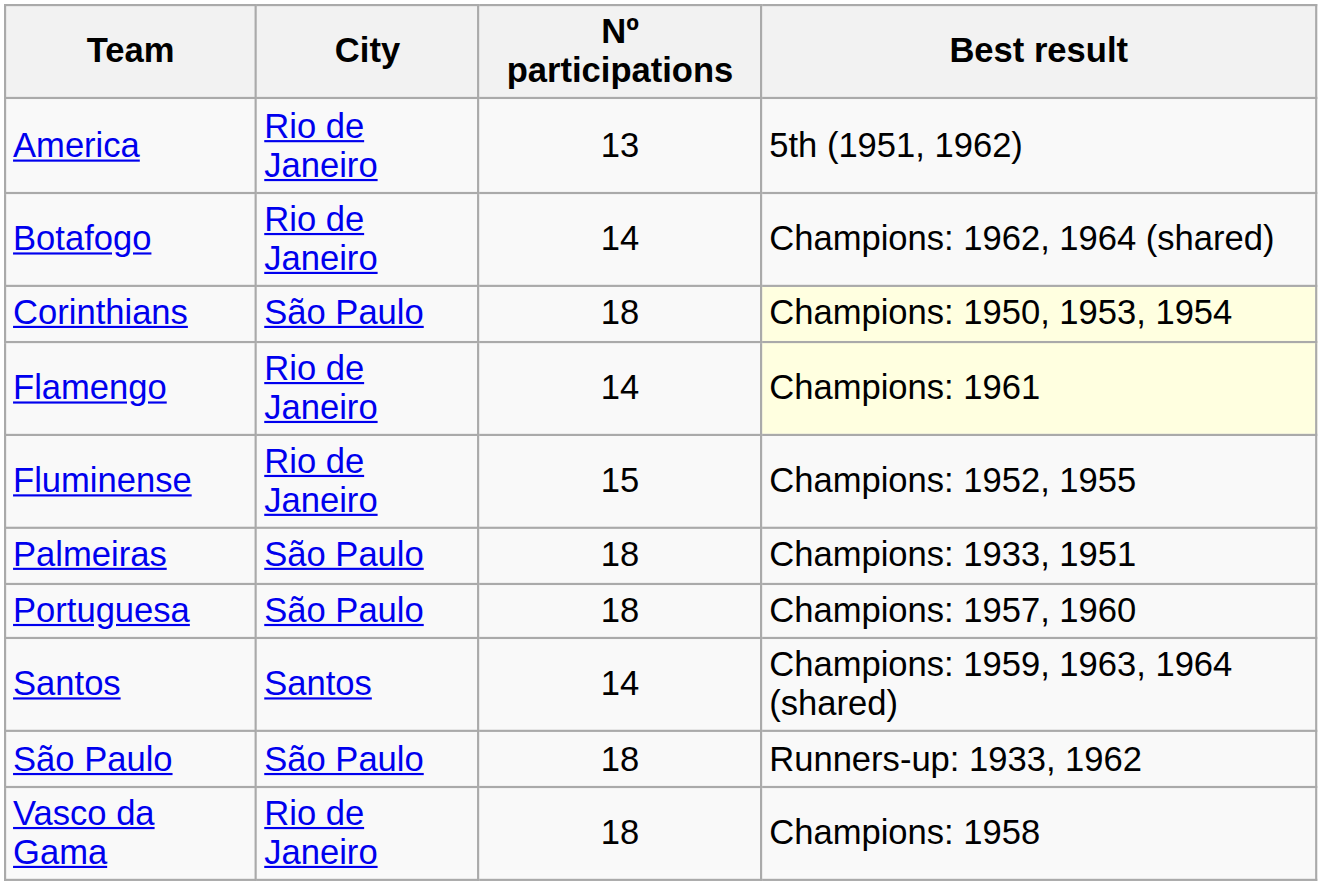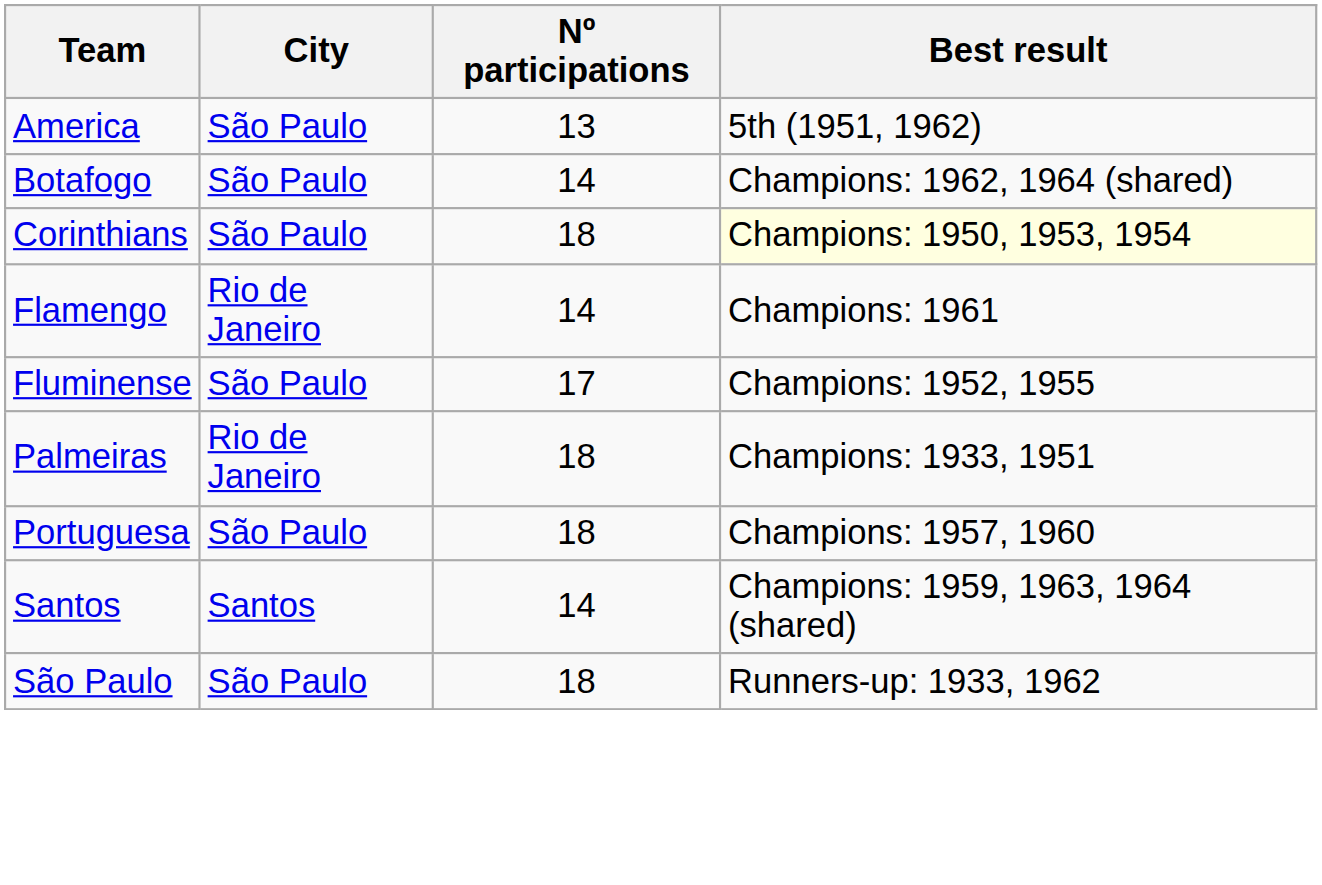(321, 145) Rio de Janeiro -> (287, 125) São Paulo
(321, 238) Rio de Janeiro -> (287, 180) São Paulo
(905, 387) lightyellow background -> (864, 309) no background
(321, 480) Rio de Janeiro -> (287, 383) São Paulo
(620, 480) 15 -> (576, 383) 17
(344, 555) São Paulo -> (264, 457) Rio de Janeiro
- row: (84, 832)
